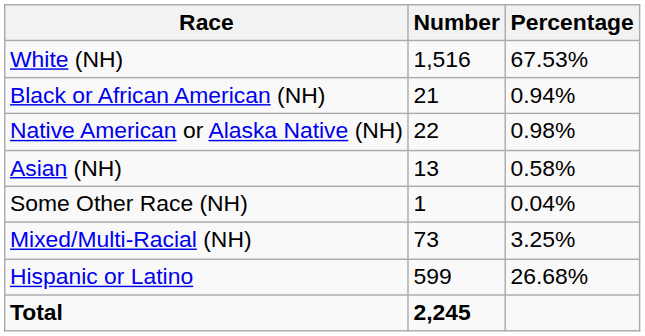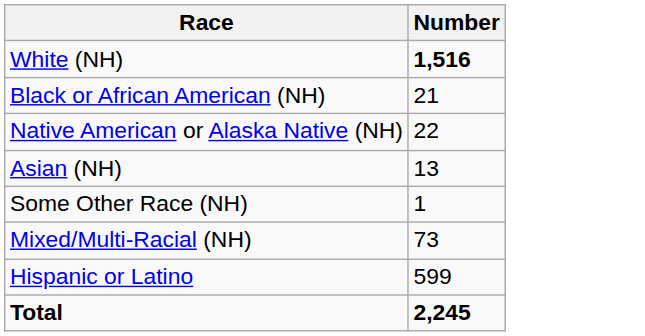- column: (572, 22)
(442, 58) normal -> (442, 58) bold
